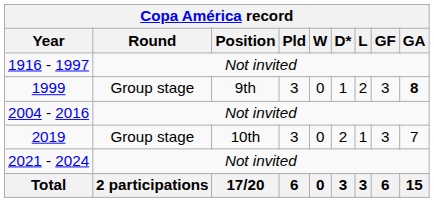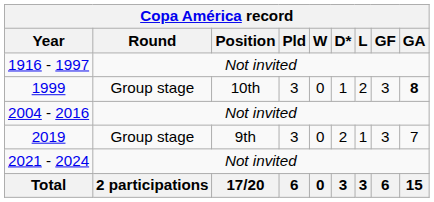(245, 88) 9th -> (245, 88) 10th
(245, 137) 10th -> (245, 137) 9th
